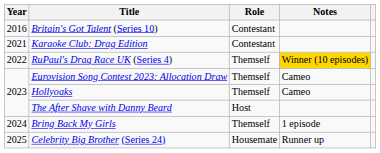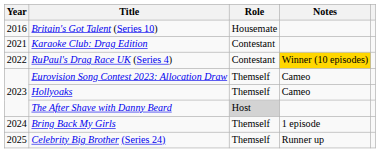(253, 28) Contestant -> (254, 28) Housemate
(251, 60) Themself -> (253, 60) Contestant
(241, 108) no background -> (241, 108) lightgrey background
(254, 140) Housemate -> (251, 140) Themself
